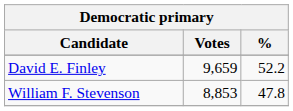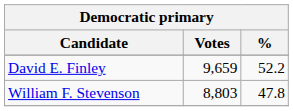(220, 93) 8,853 -> (220, 93) 8,803
